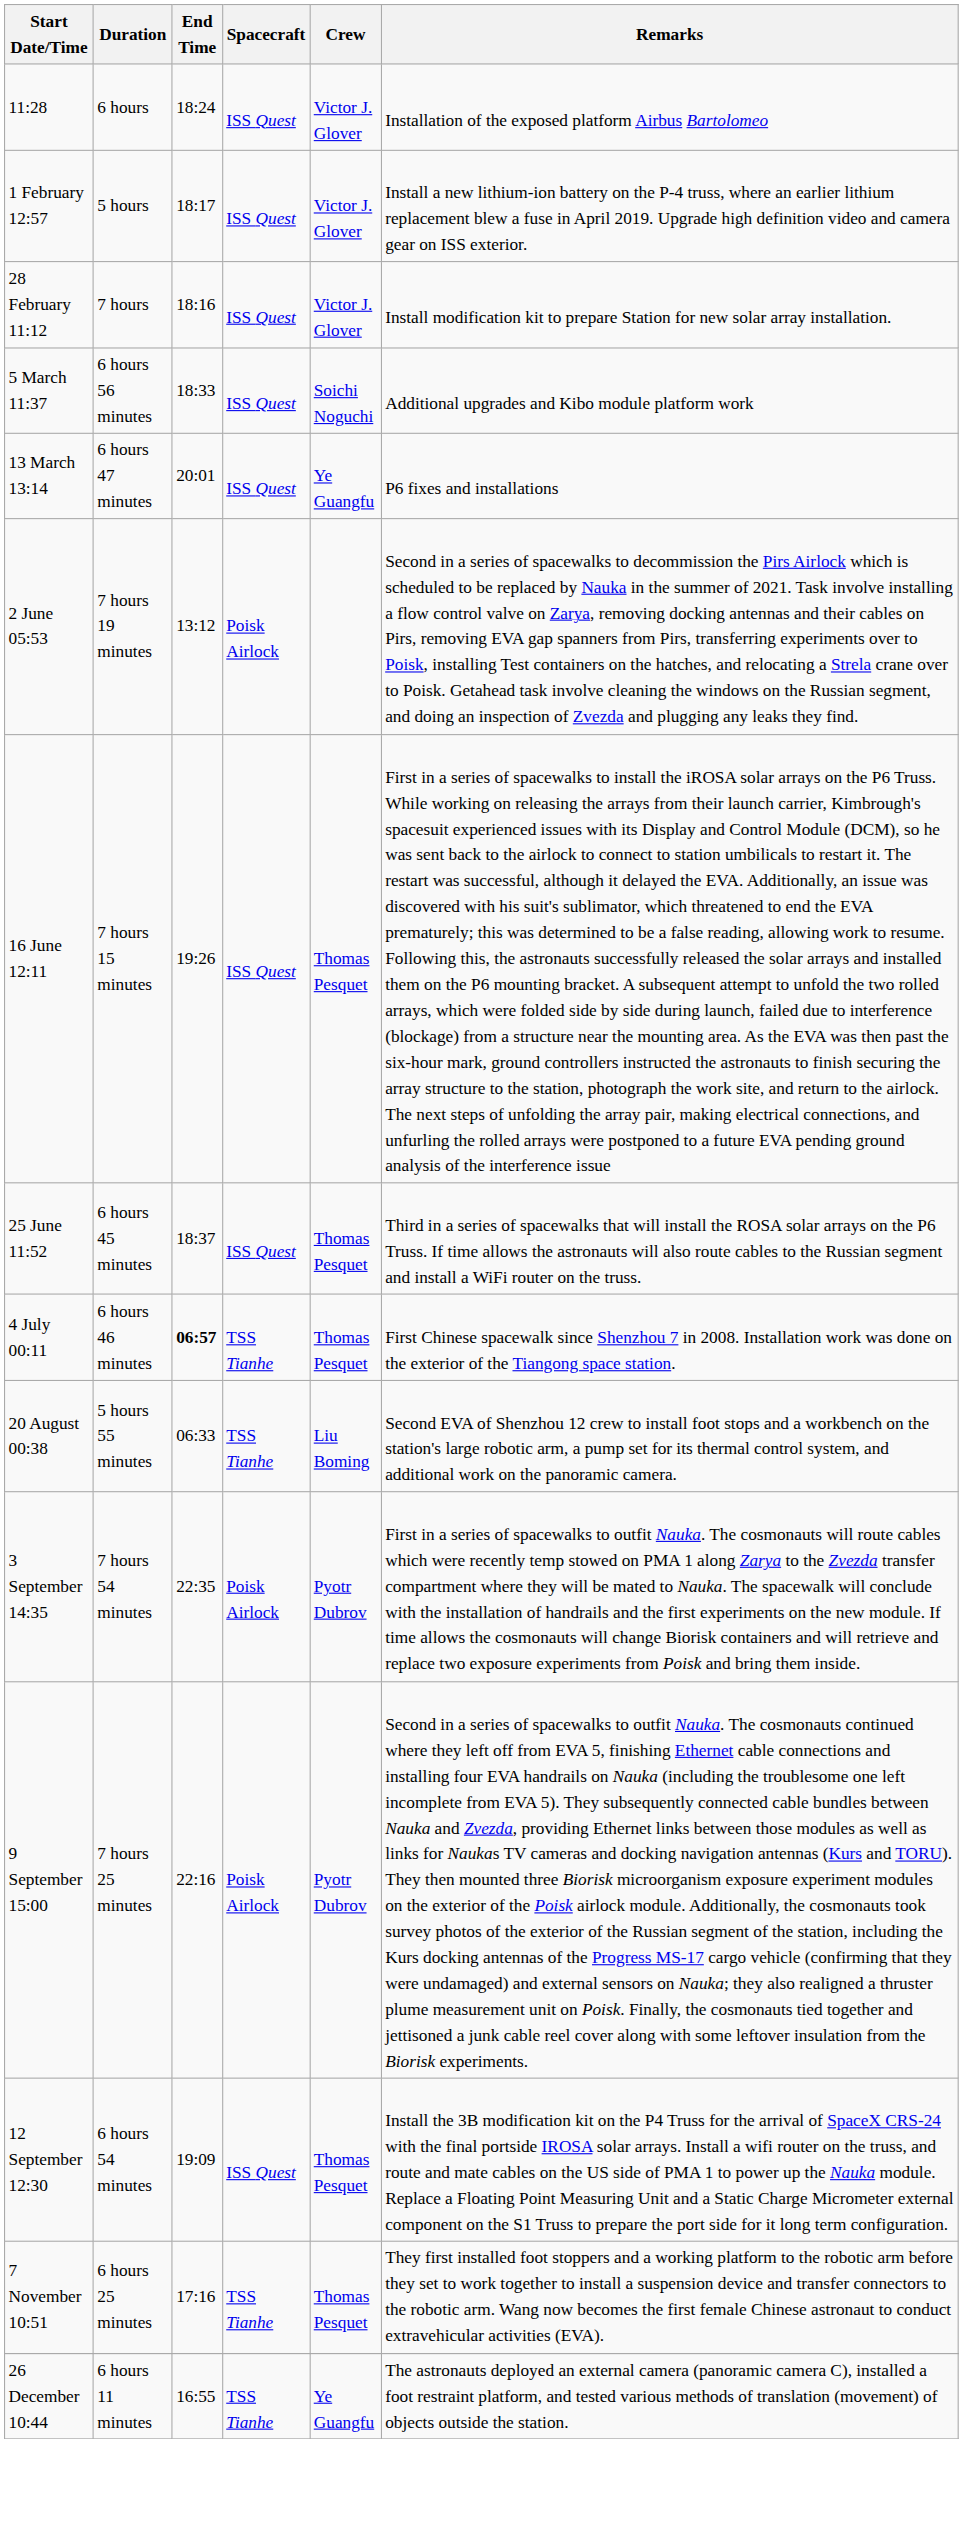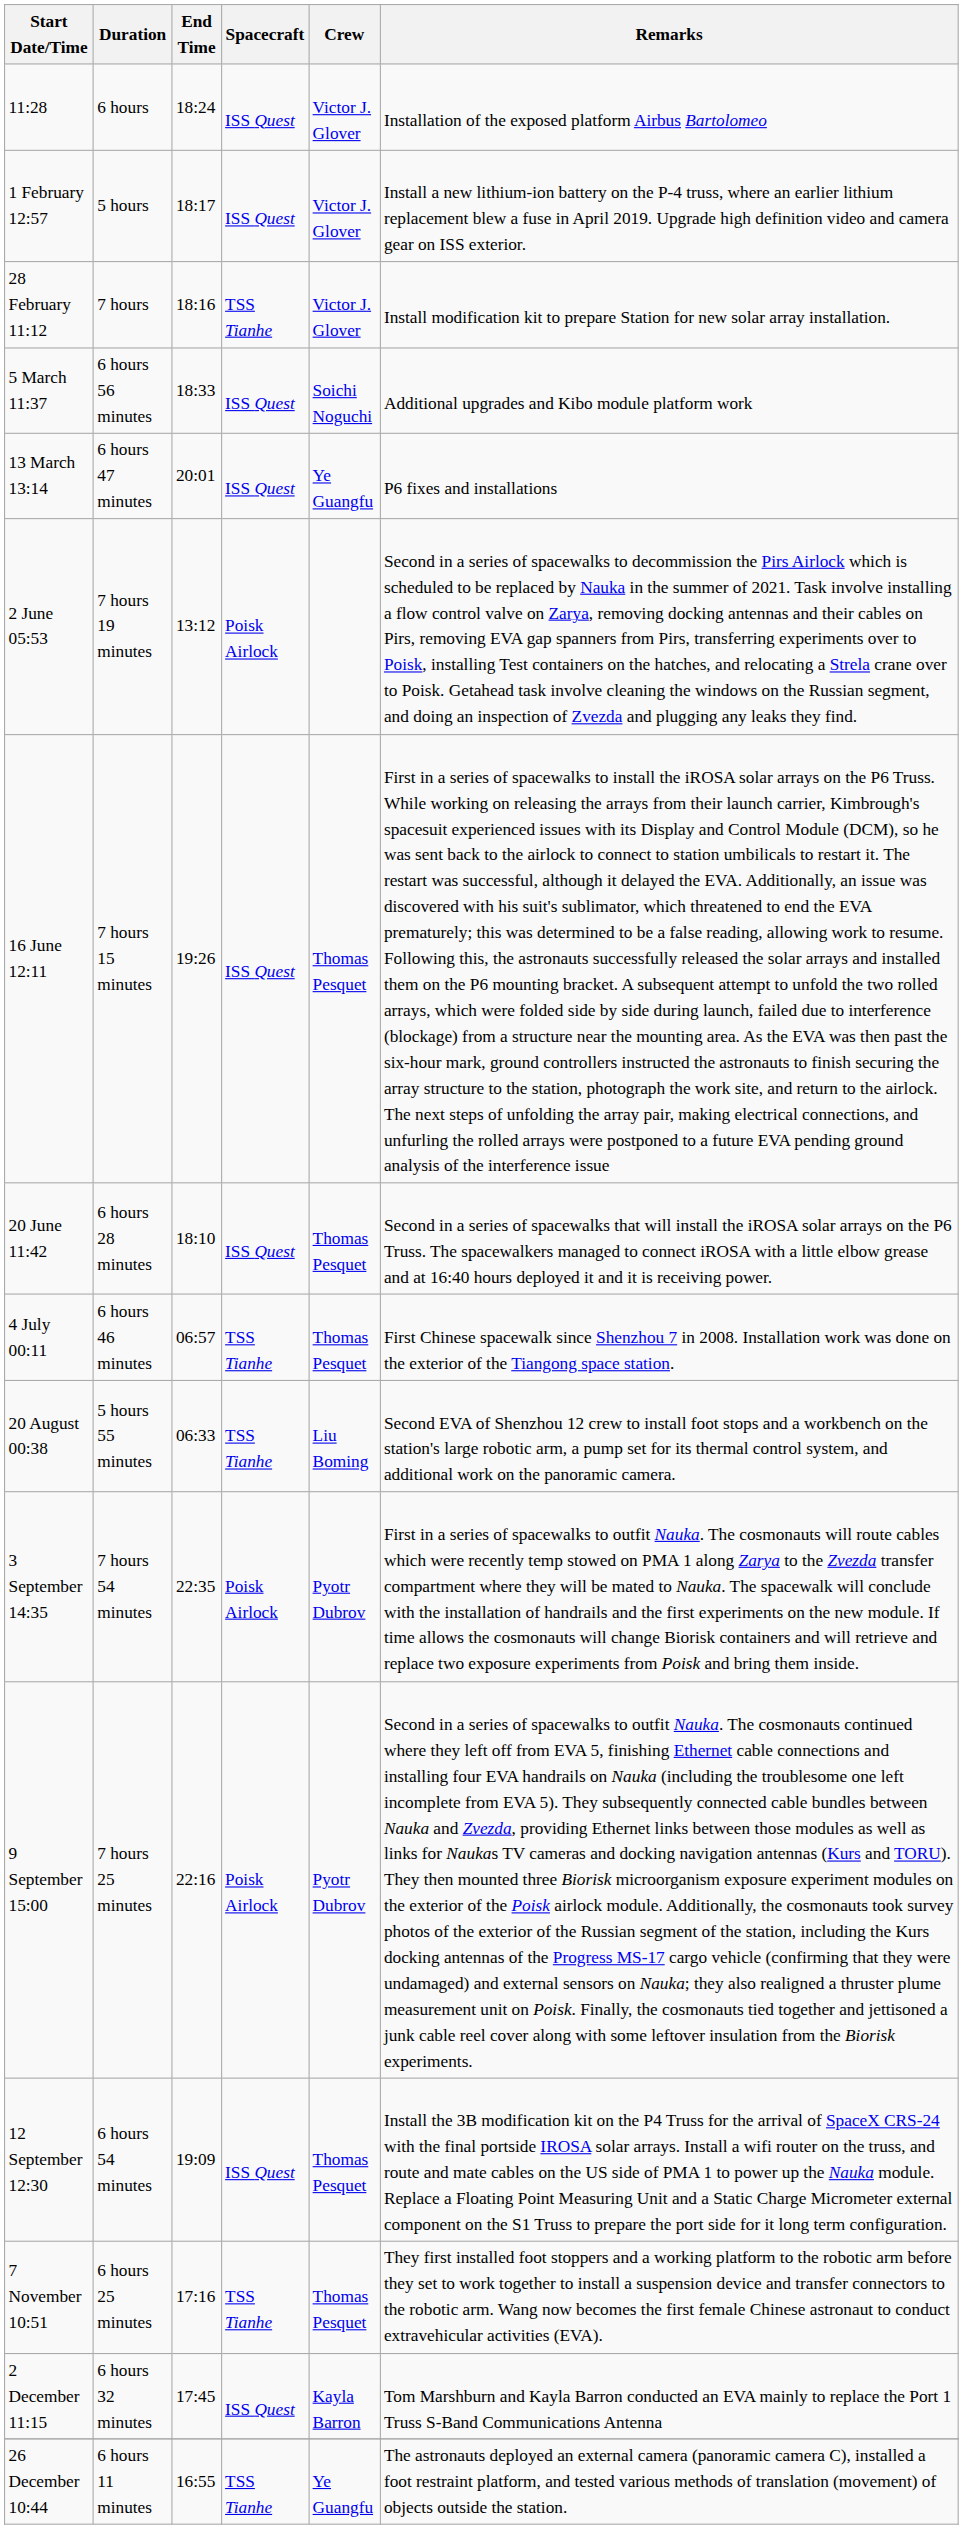(261, 317) ISS Quest -> (249, 317) TSS Tianhe
+ row: (35, 1238)
- row: (35, 1238)
(196, 1337) bold -> (196, 1337) normal
+ row: (44, 2395)
